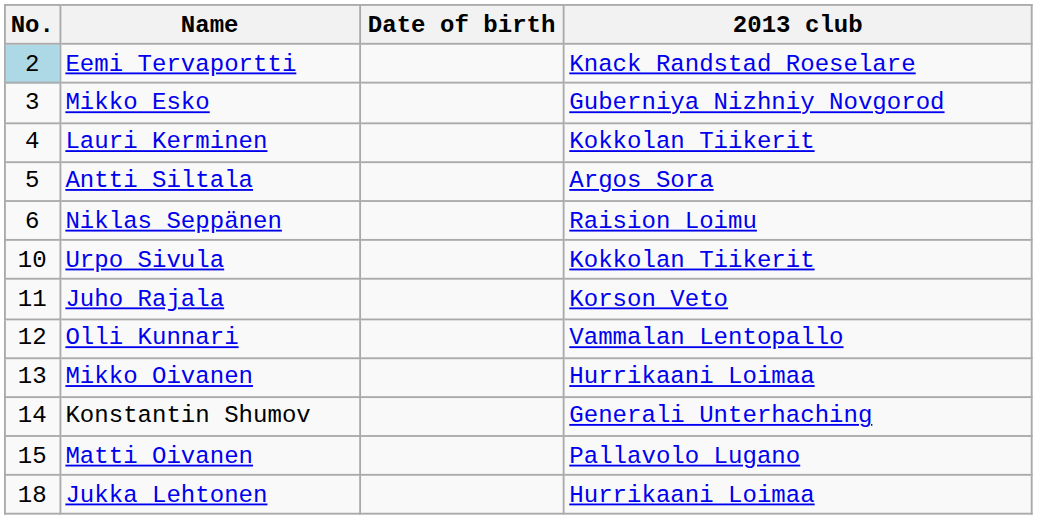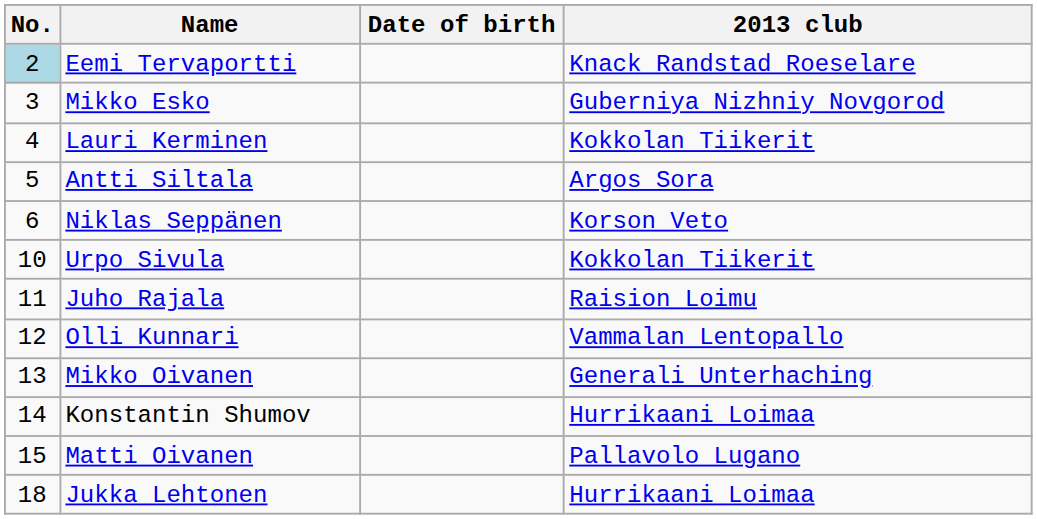(663, 221) Raision Loimu -> (649, 221) Korson Veto
(649, 299) Korson Veto -> (663, 299) Raision Loimu
(692, 377) Hurrikaani Loimaa -> (721, 377) Generali Unterhaching
(721, 416) Generali Unterhaching -> (692, 416) Hurrikaani Loimaa
